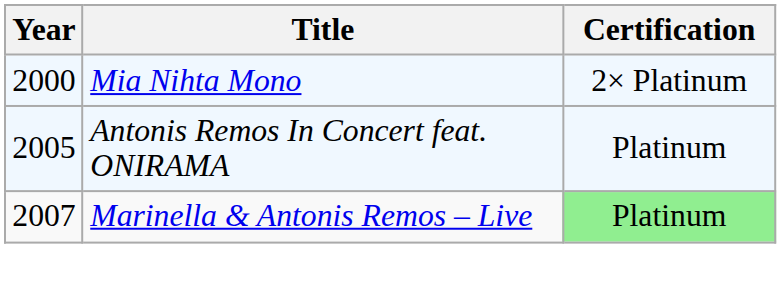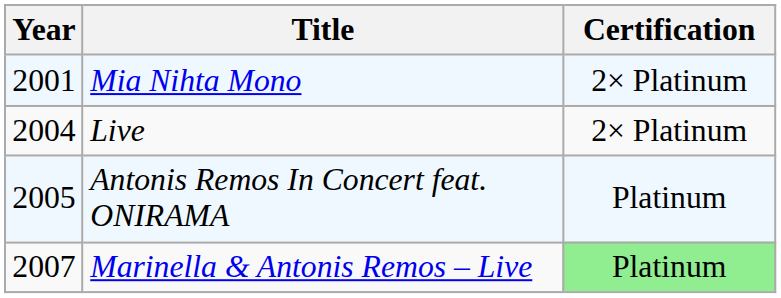(44, 79) 2000 -> (44, 79) 2001
+ row: (118, 130)
